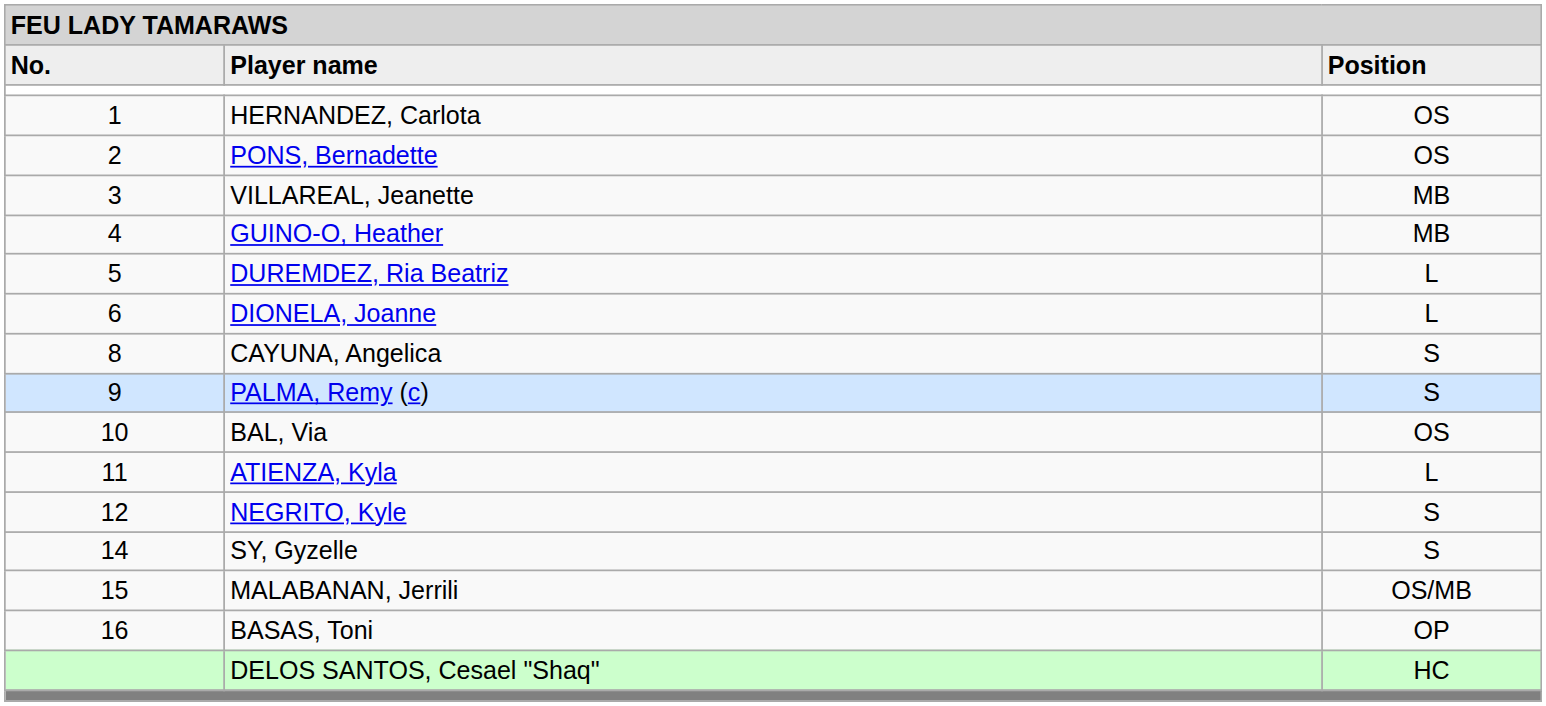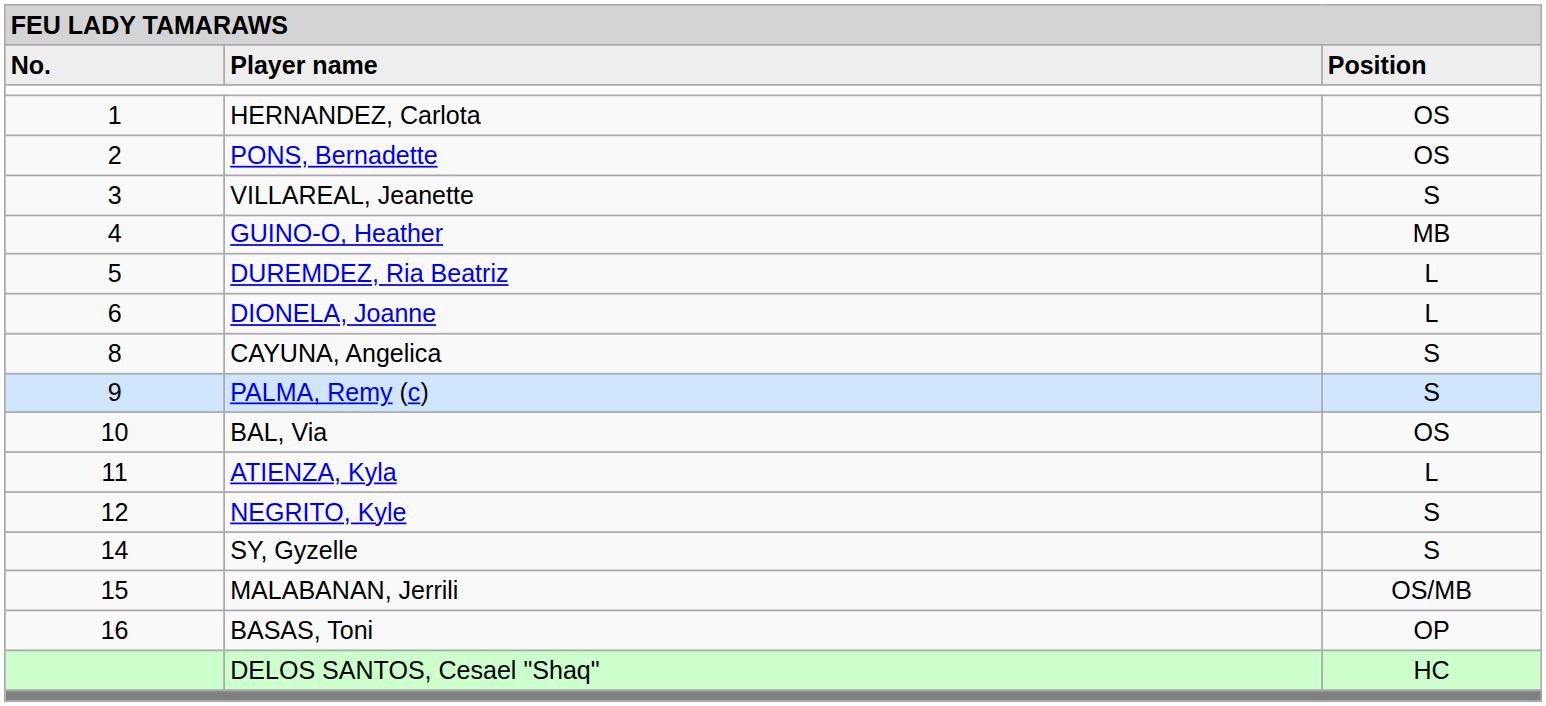(1432, 195) MB -> (1432, 195) S
